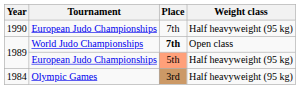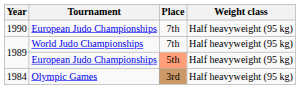(173, 44) bold -> (173, 44) normal
(211, 44) Open class -> (241, 44) Half heavyweight (95 kg)
